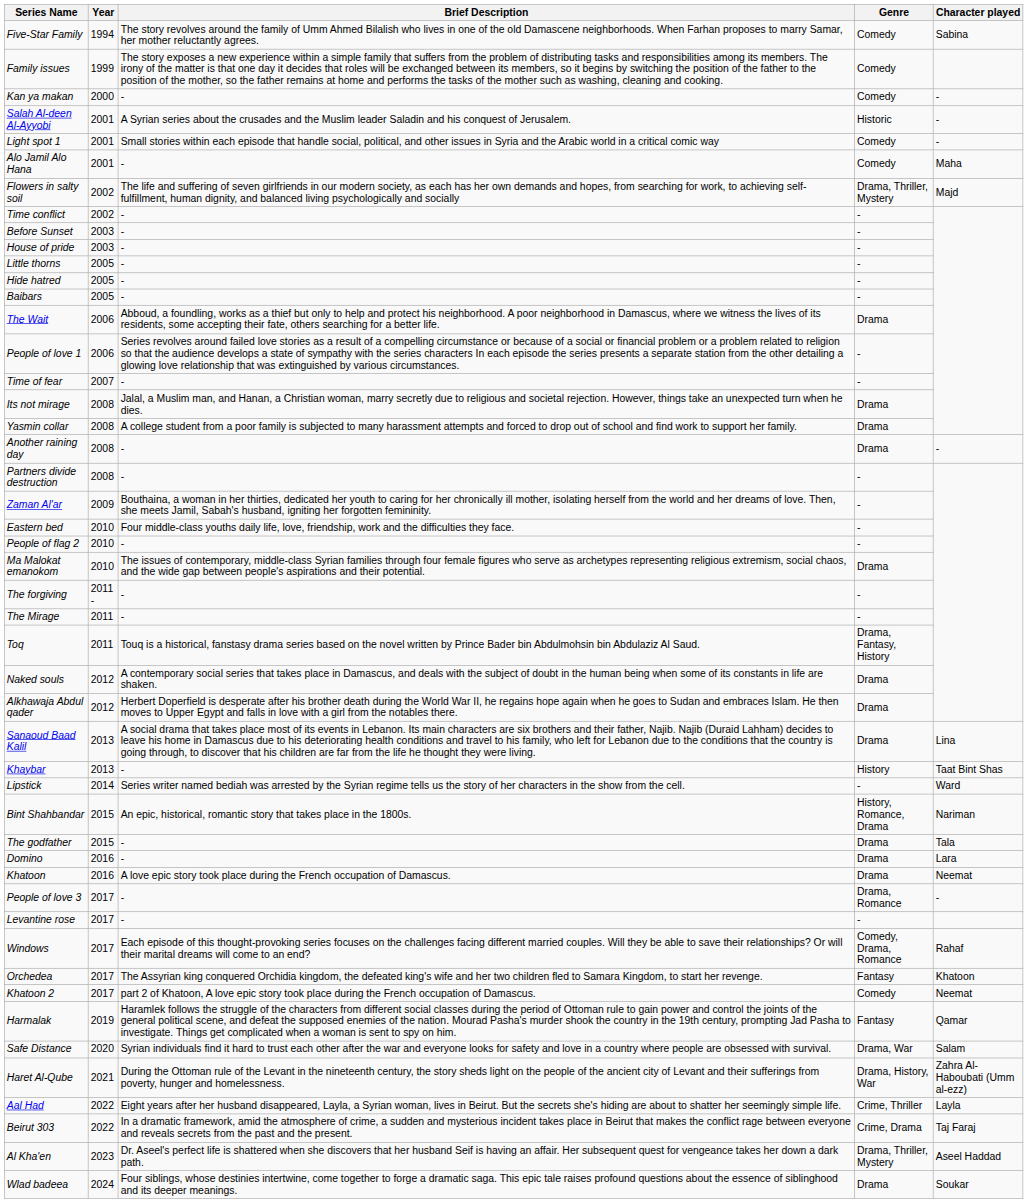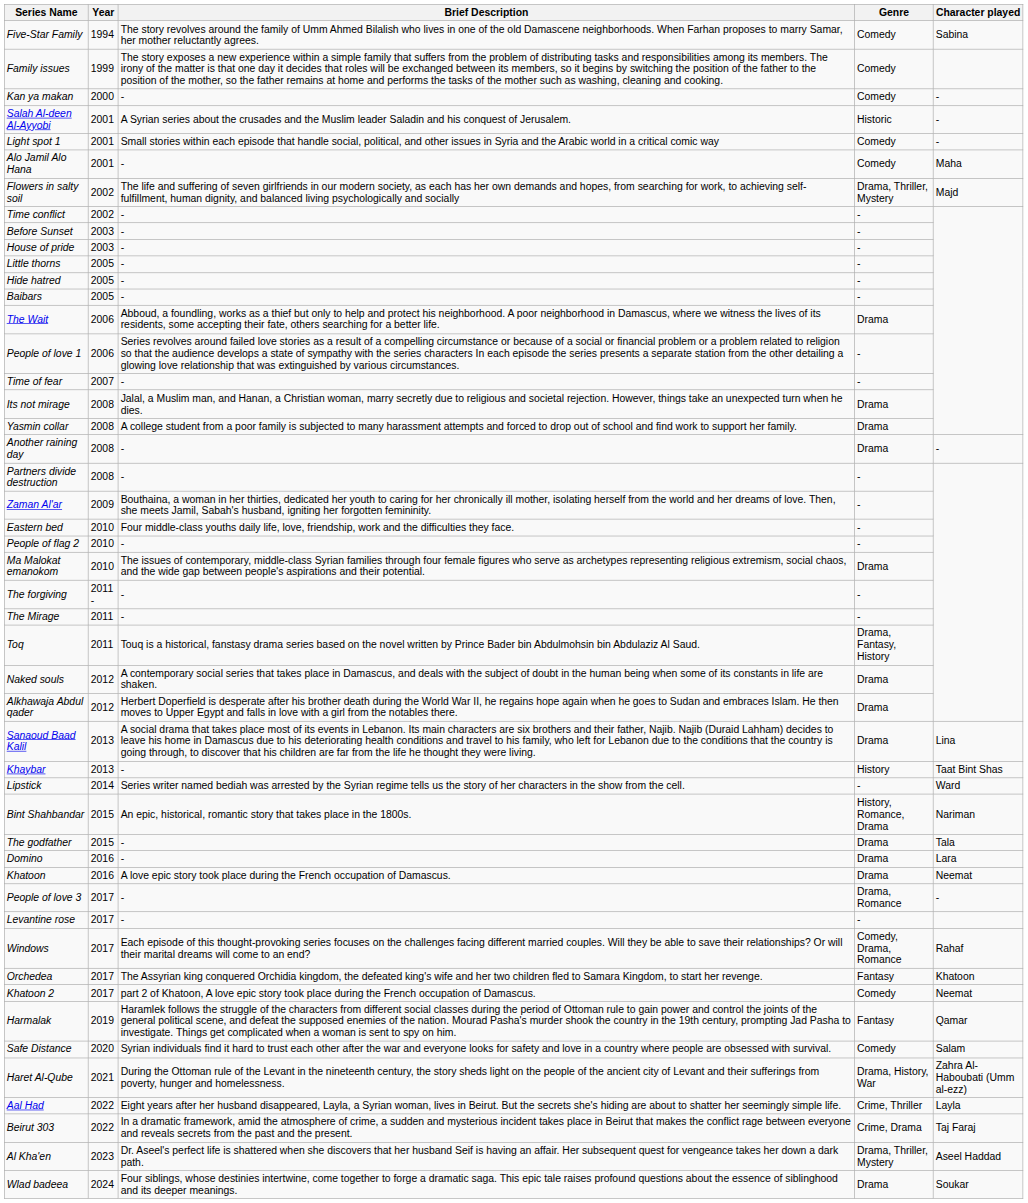(885, 1049) Drama, War -> (876, 1049) Comedy
